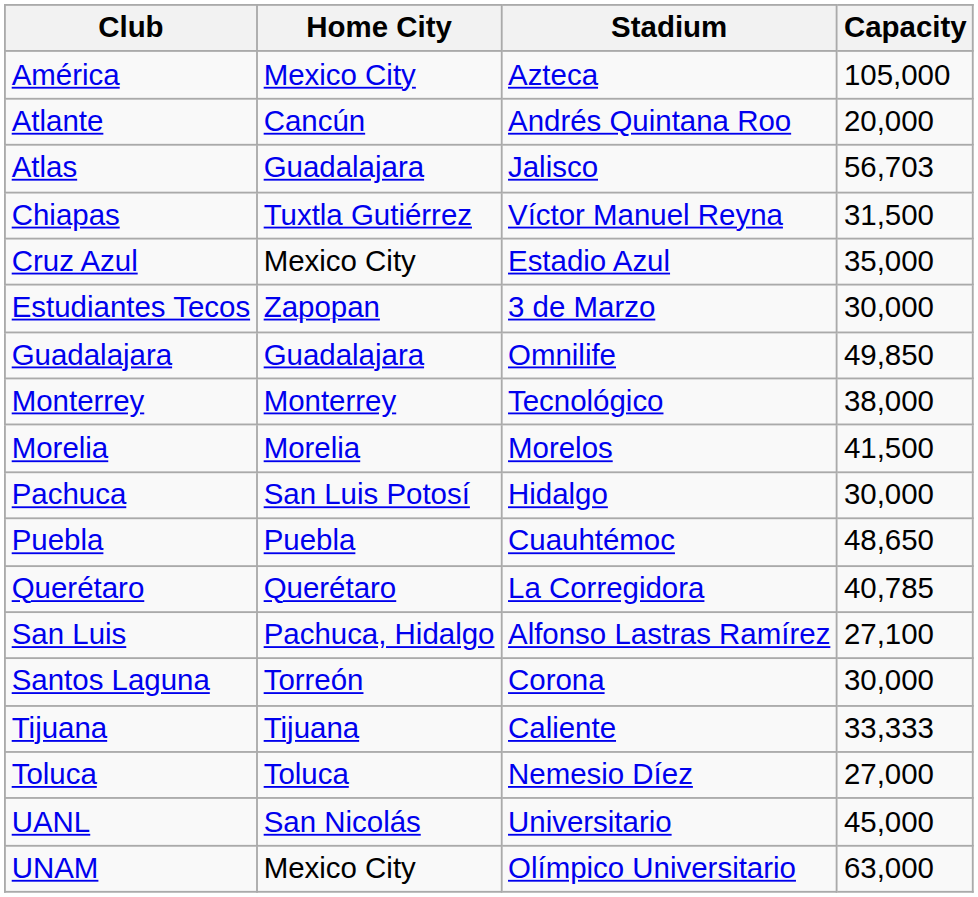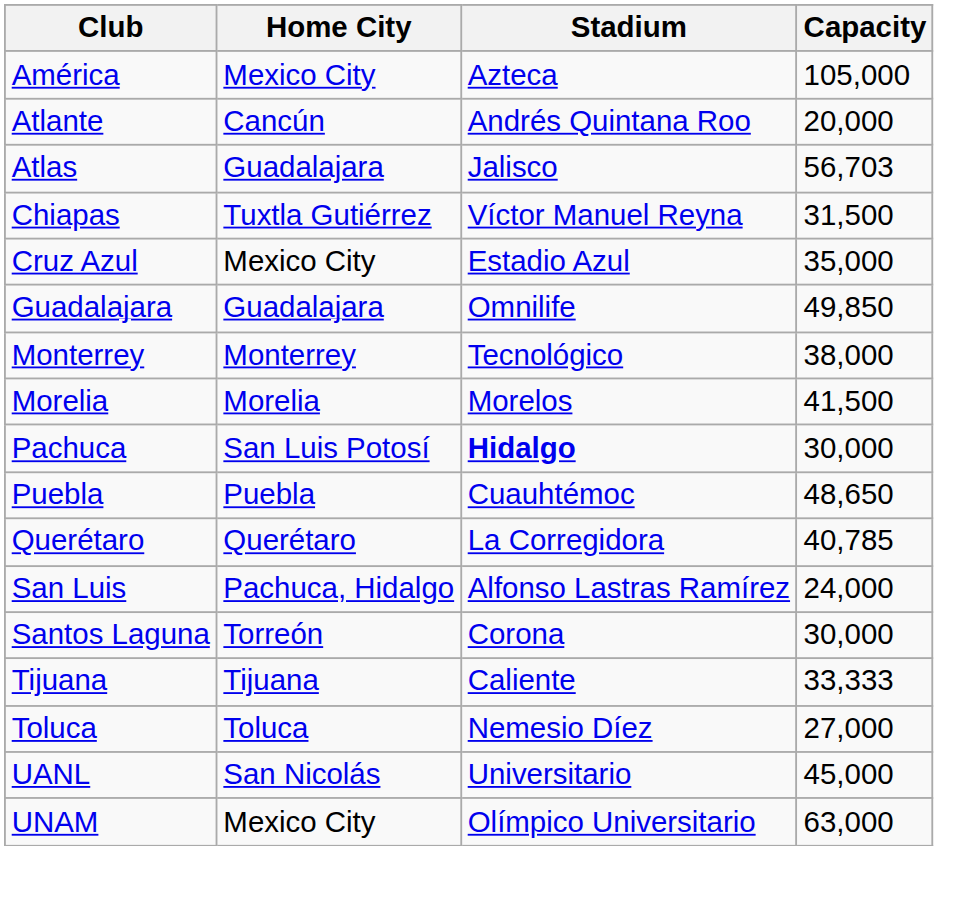- row: (131, 307)
(558, 494) normal -> (522, 448) bold
(889, 634) 27,100 -> (849, 588) 24,000
